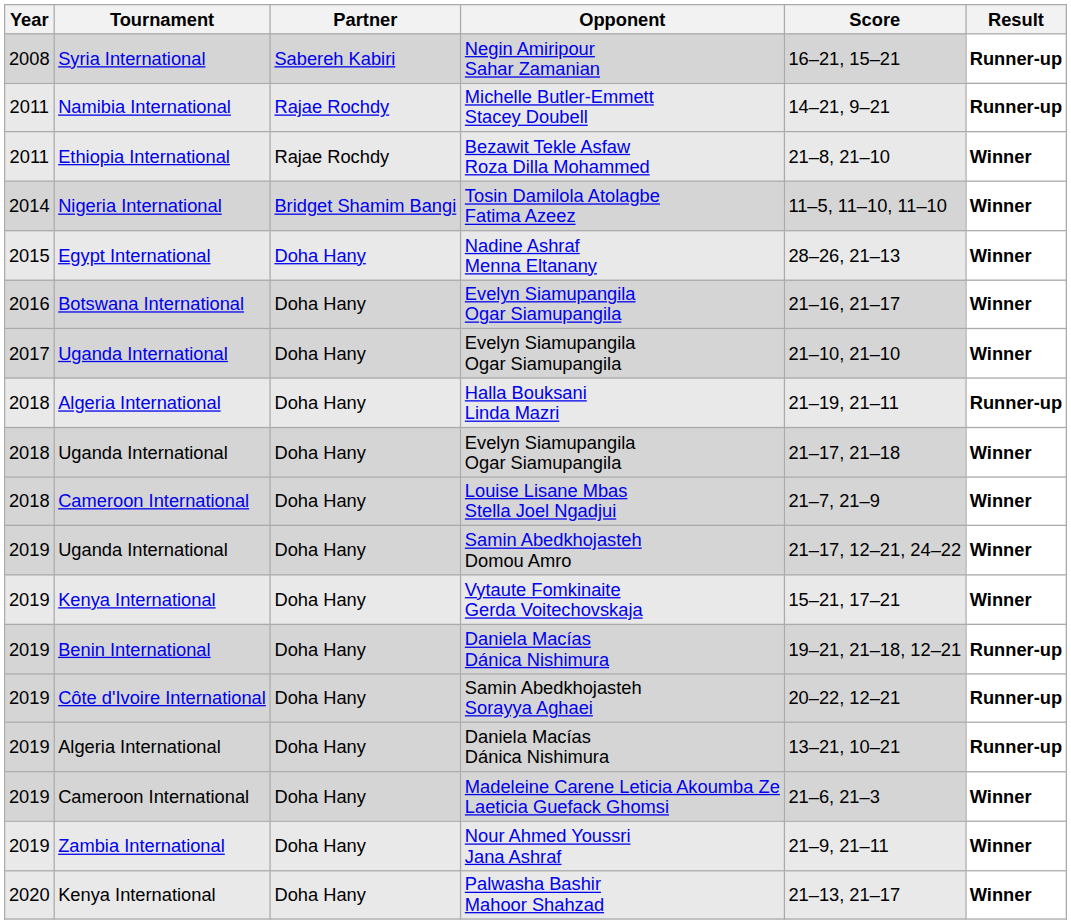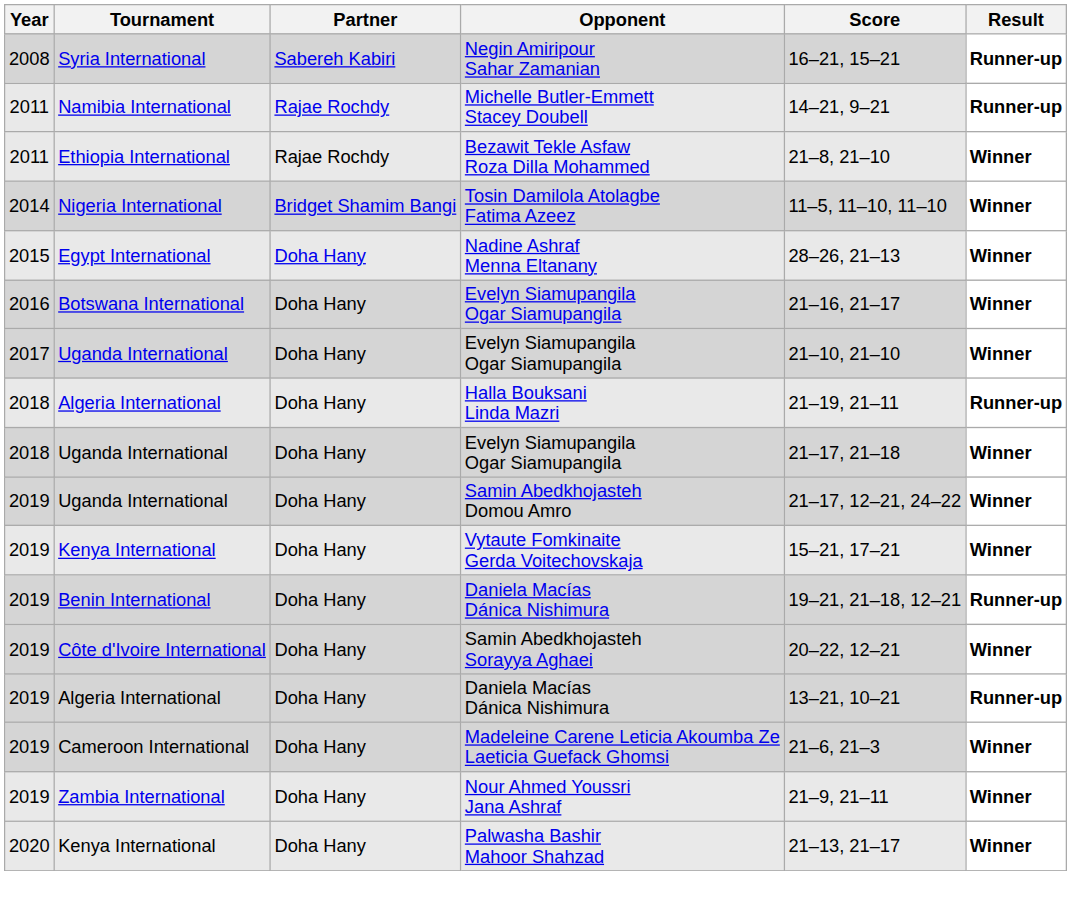- row: (154, 501)
(1016, 698) Runner-up -> (1001, 649) Winner
